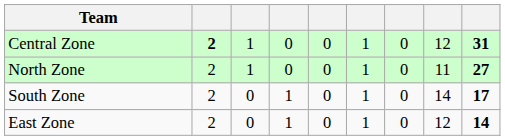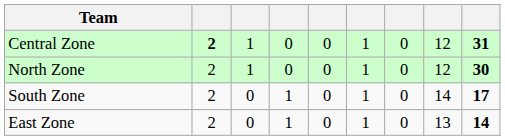(443, 69) 11 -> (443, 69) 12
(481, 69) 27 -> (481, 69) 30
(443, 122) 12 -> (443, 122) 13
